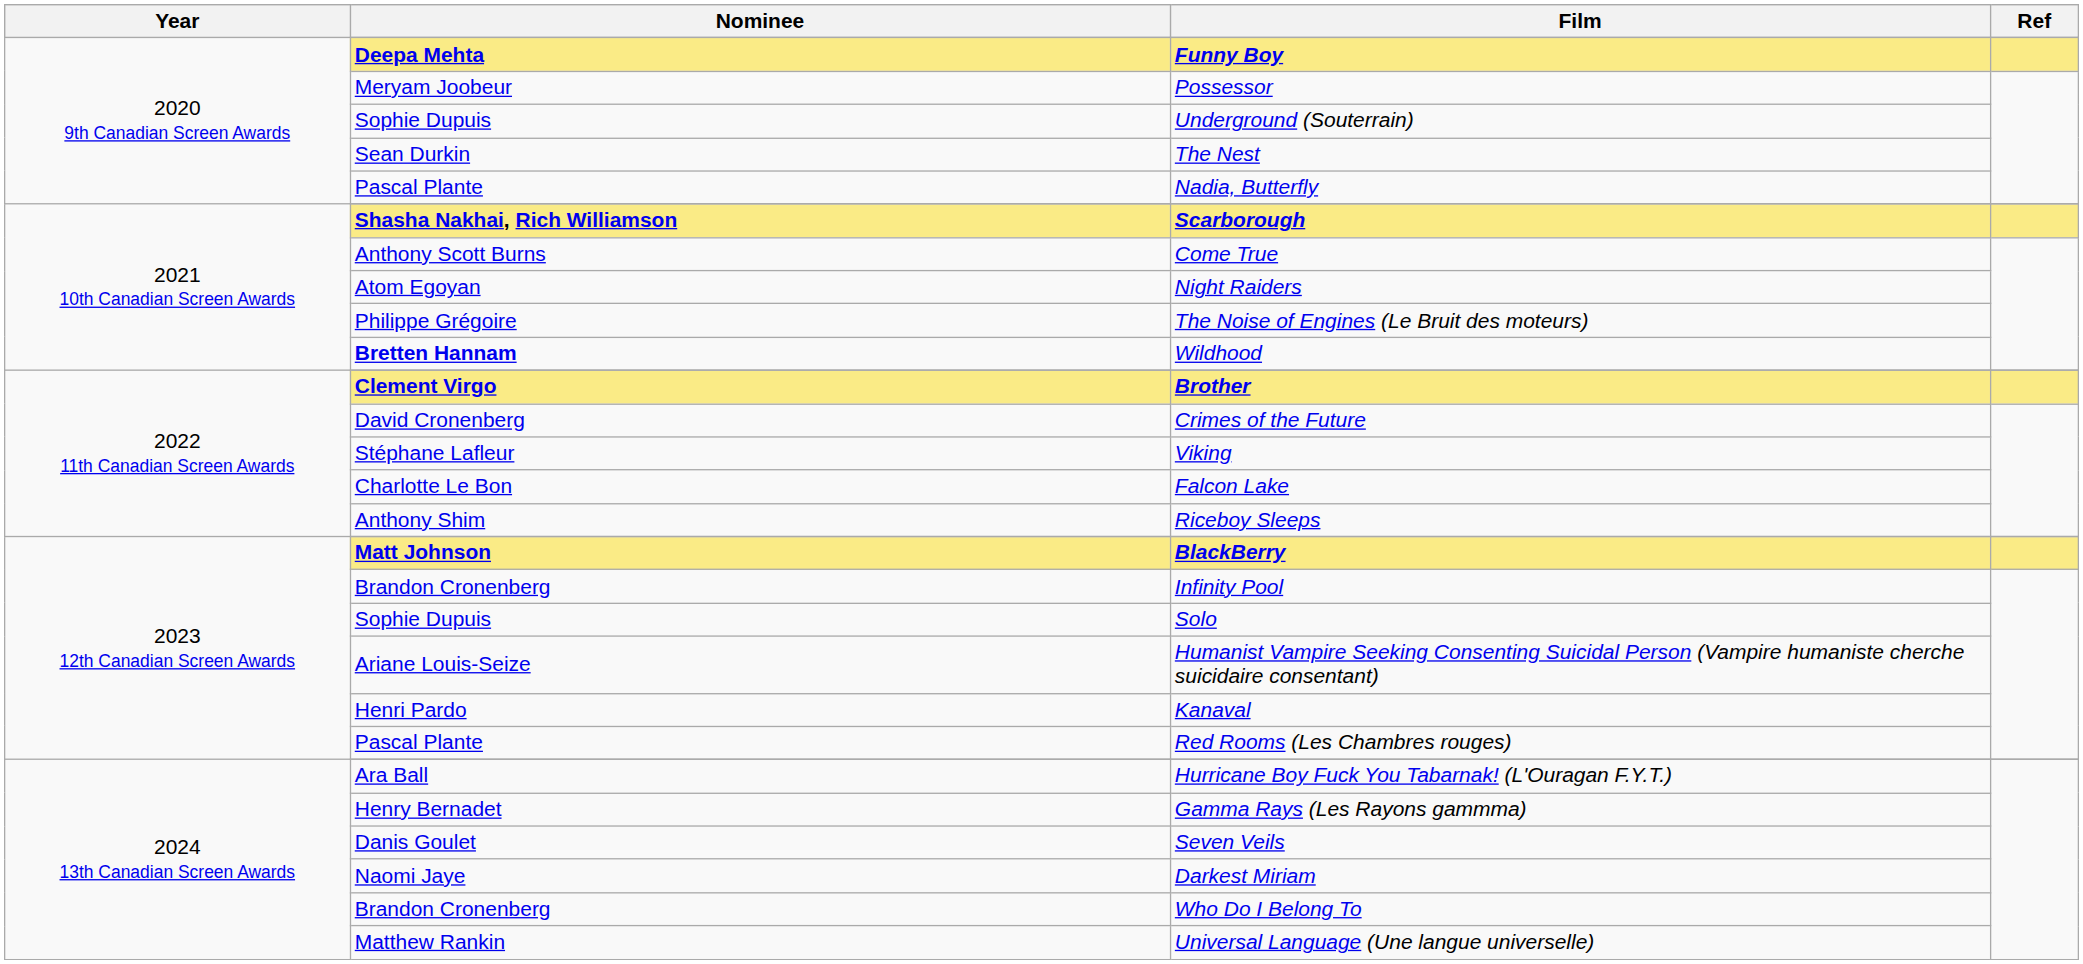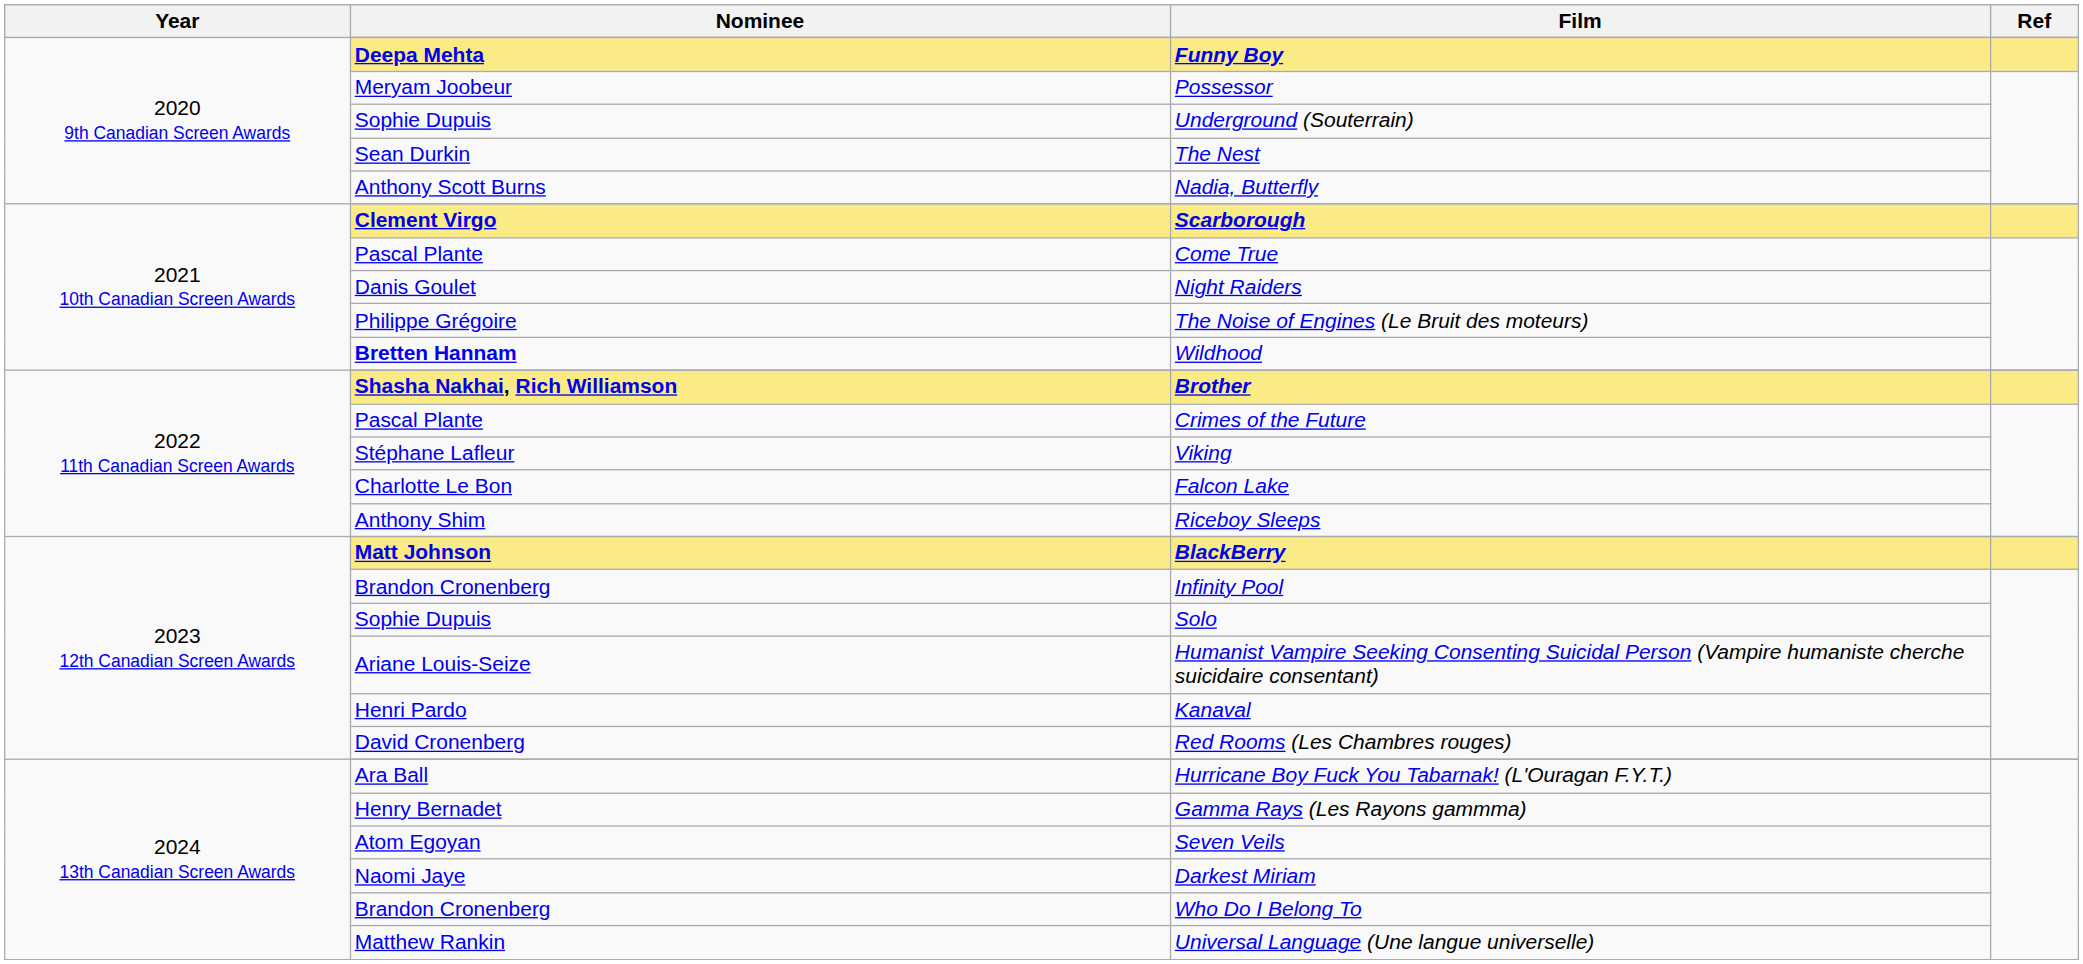(419, 187) Pascal Plante -> (450, 187) Anthony Scott Burns
(516, 220) Shasha Nakhai, Rich Williamson -> (426, 220) Clement Virgo
(450, 253) Anthony Scott Burns -> (419, 253) Pascal Plante
(418, 287) Atom Egoyan -> (415, 287) Danis Goulet
(426, 386) Clement Virgo -> (516, 386) Shasha Nakhai, Rich Williamson
(440, 420) David Cronenberg -> (419, 420) Pascal Plante
(419, 742) Pascal Plante -> (440, 742) David Cronenberg
(415, 842) Danis Goulet -> (418, 842) Atom Egoyan
